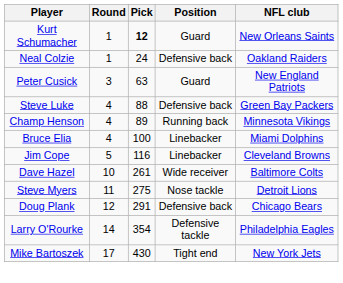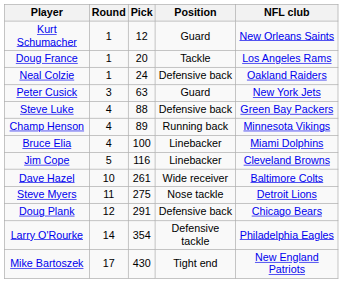(142, 36) bold -> (142, 36) normal
+ row: (47, 59)
(287, 82) New England Patriots -> (287, 93) New York Jets
(287, 253) New York Jets -> (287, 264) New England Patriots
